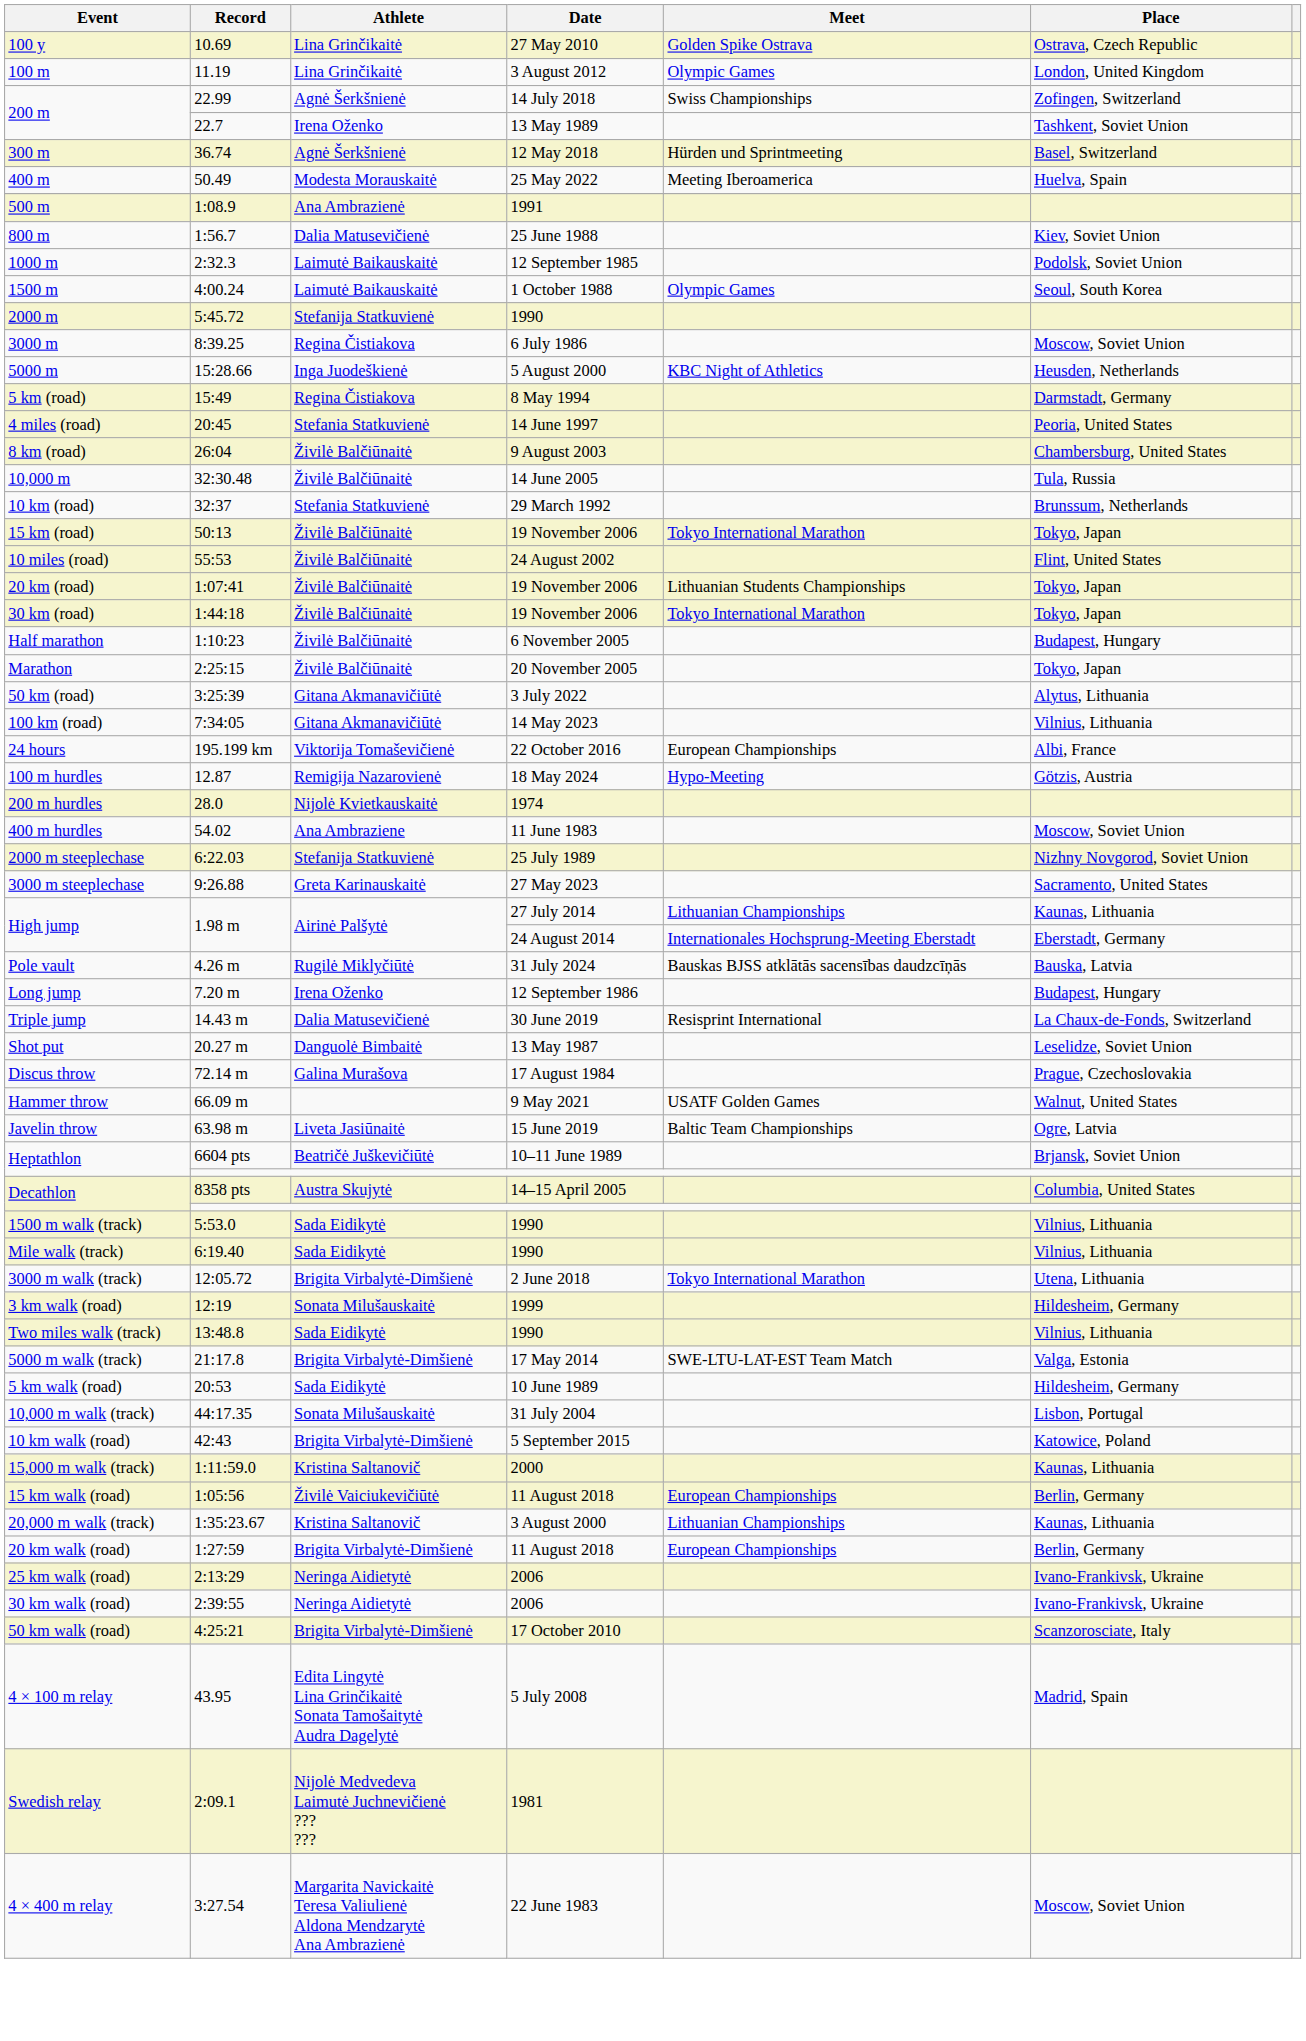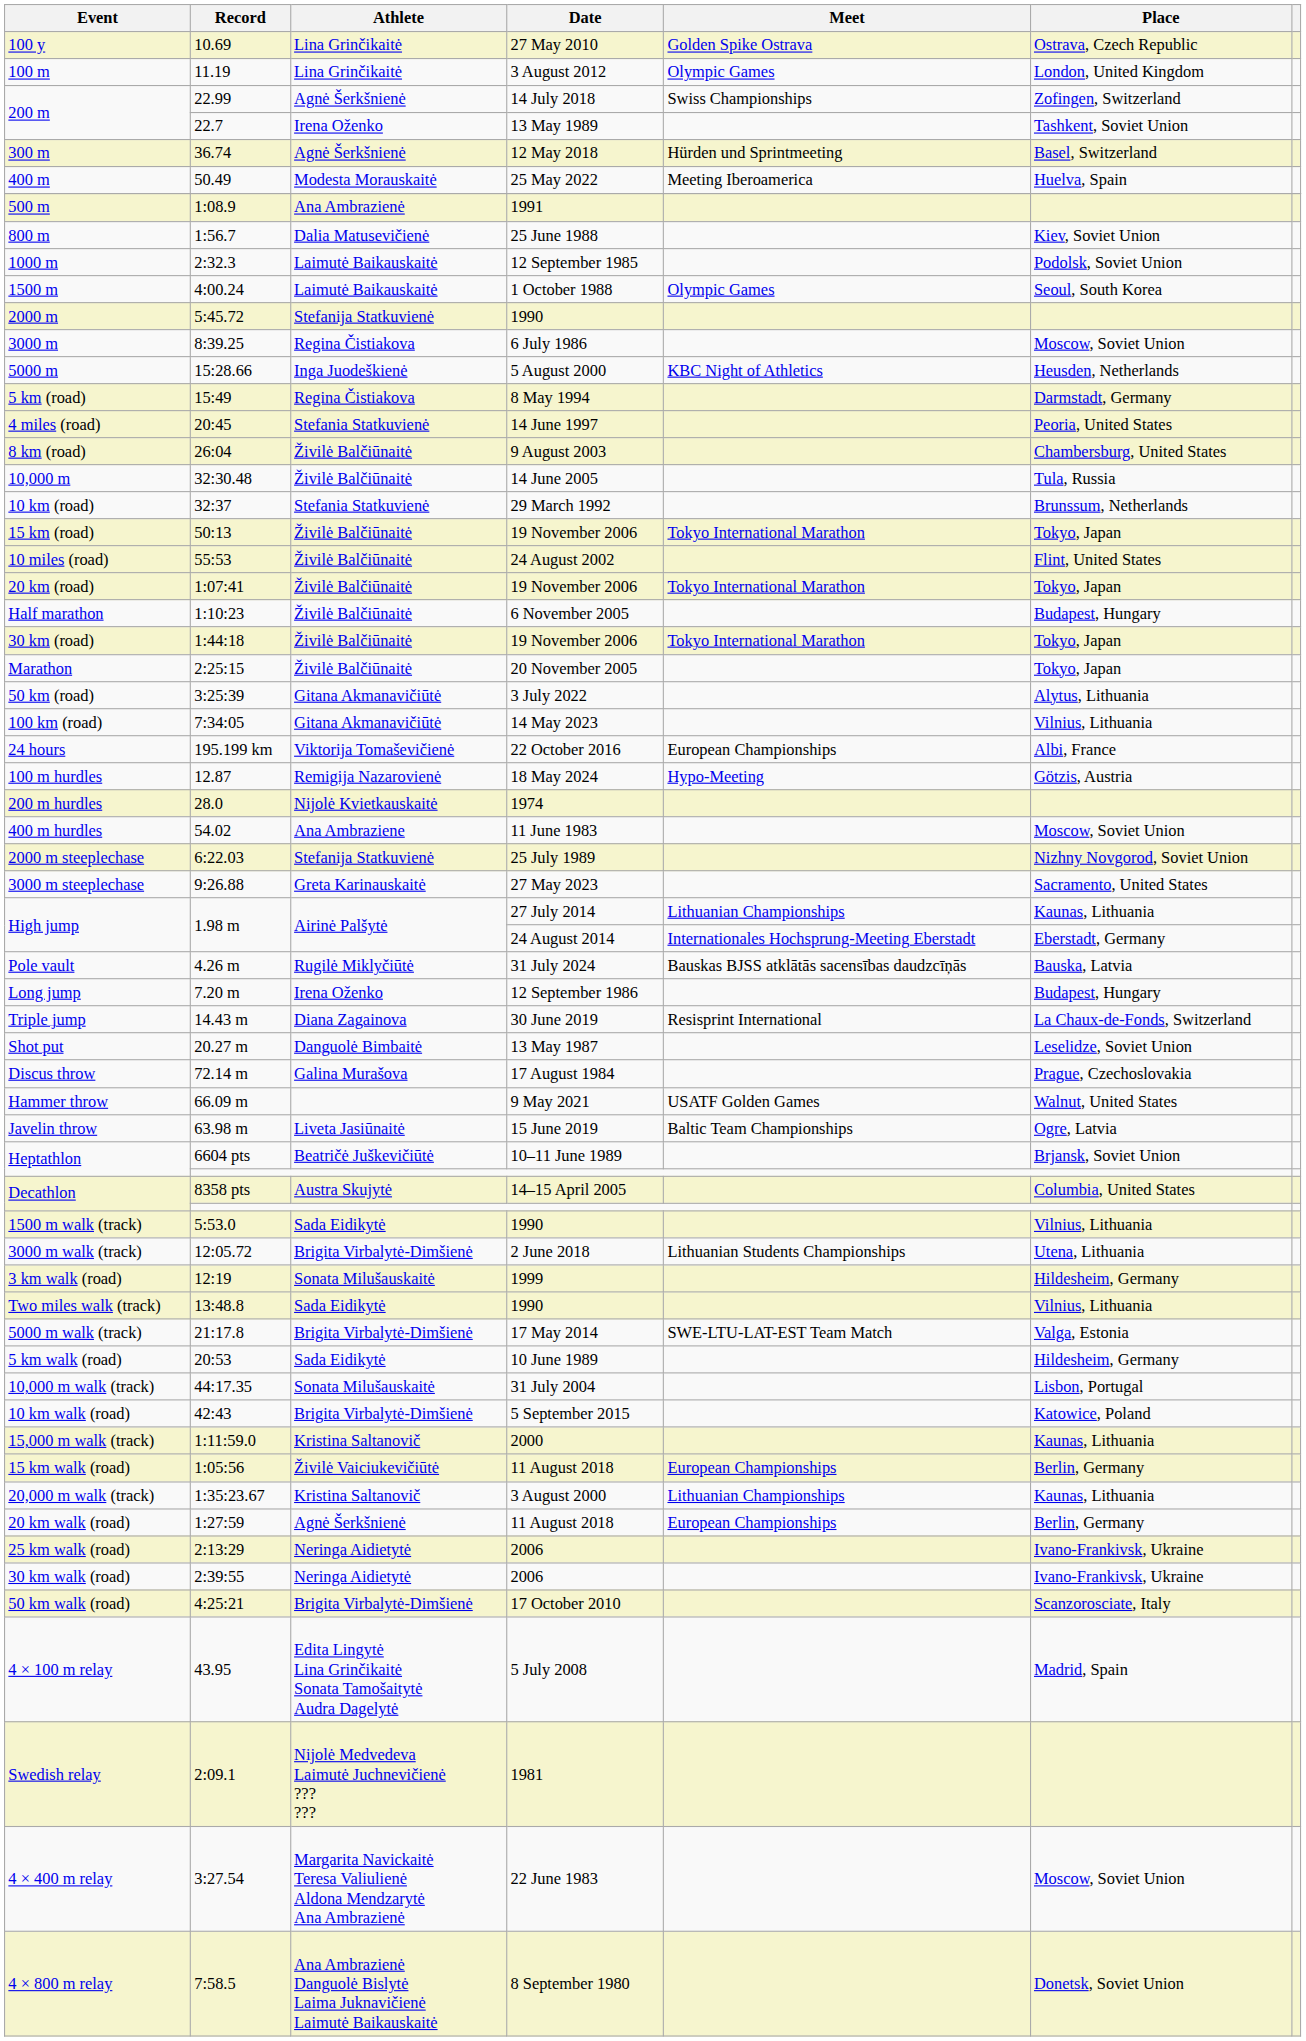(786, 586) Lithuanian Students Championships -> (766, 586) Tokyo International Marathon
rows swapped: (56, 640) <-> (51, 613)
(362, 1019) Dalia Matusevičienė -> (350, 1019) Diana Zagainova
- row: (66, 1251)
(766, 1278) Tokyo International Marathon -> (786, 1251) Lithuanian Students Championships
(383, 1549) Brigita Virbalytė-Dimšienė -> (350, 1522) Agnė Šerkšnienė
+ row: (60, 1983)
